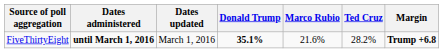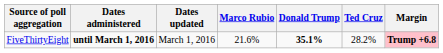columns swapped: (312, 18) <-> (250, 18)
(412, 40) no background -> (412, 40) pink background
